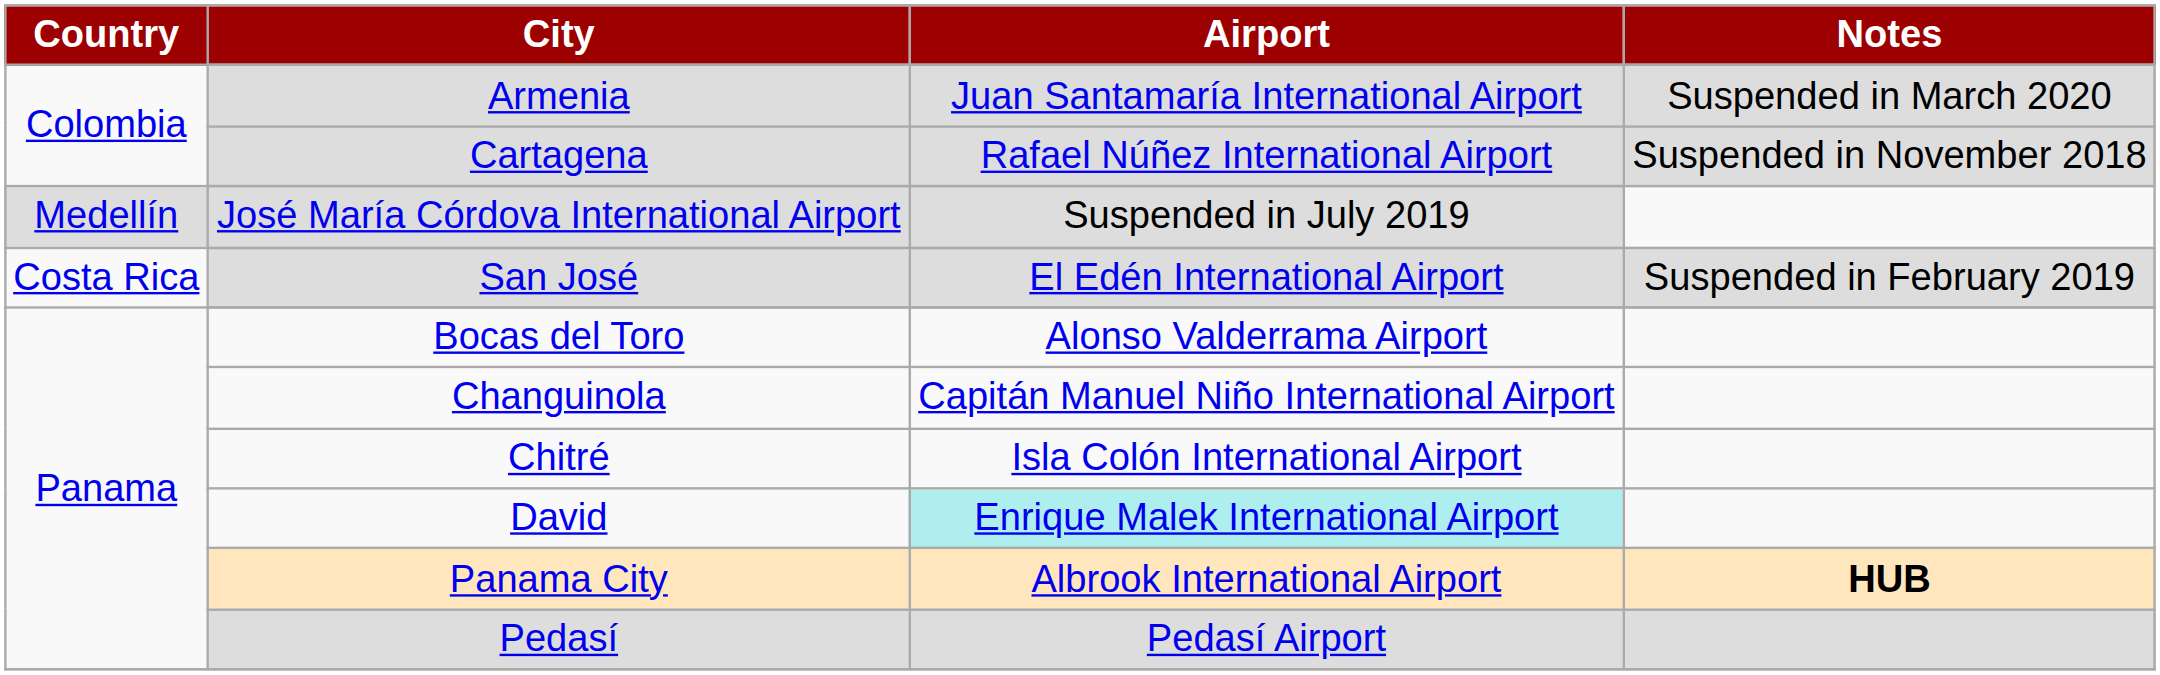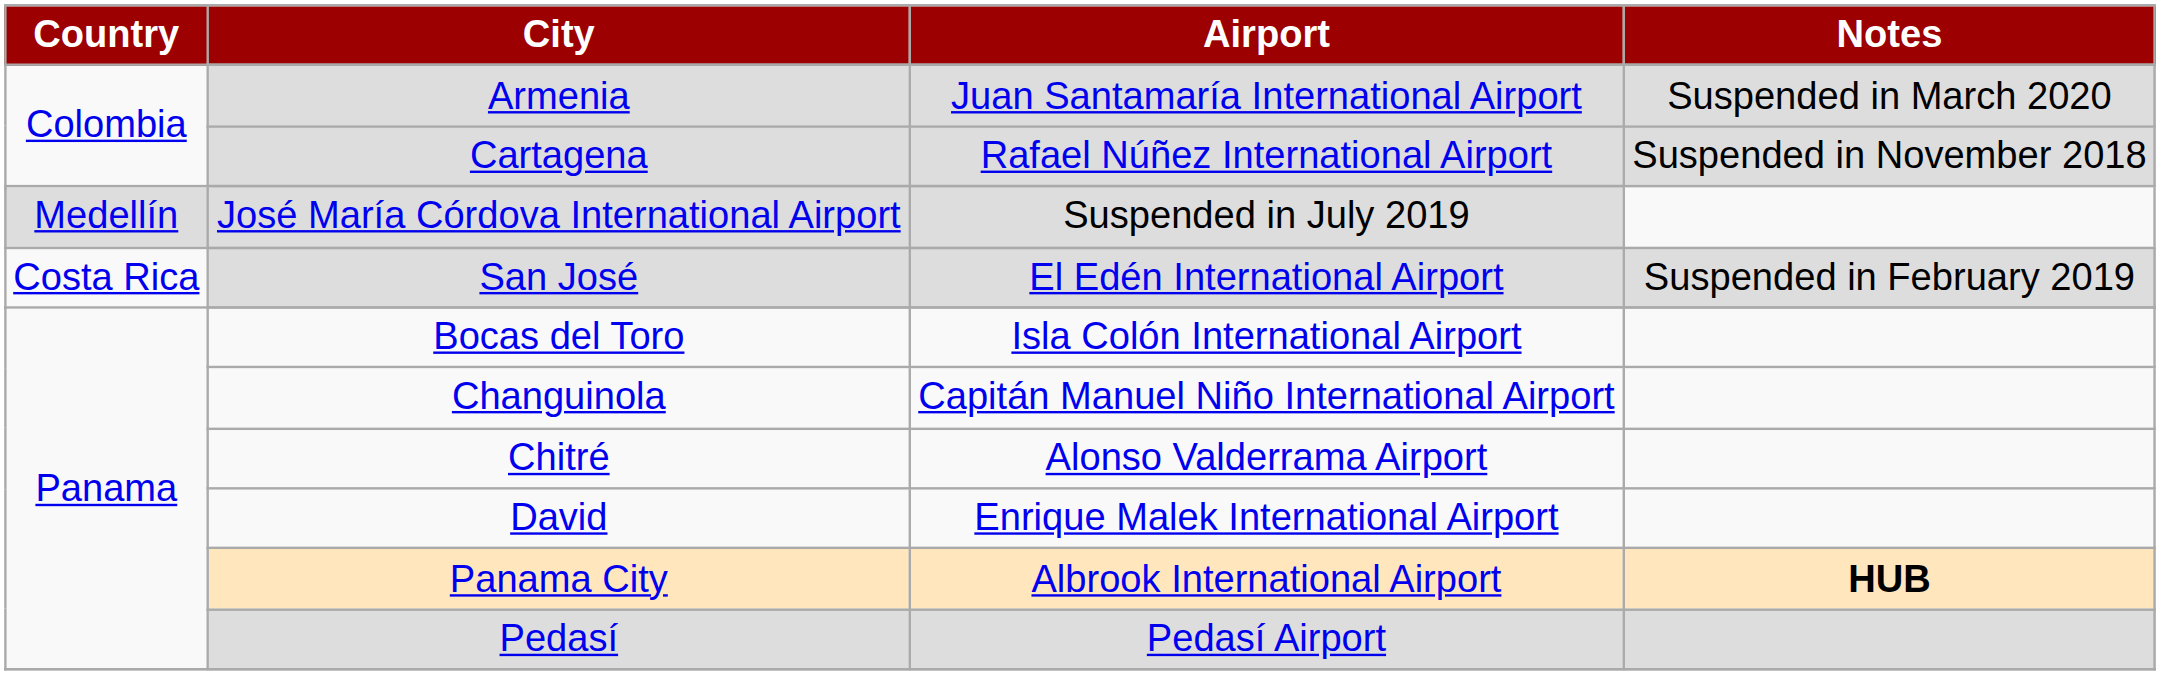(1266, 336) Alonso Valderrama Airport -> (1266, 336) Isla Colón International Airport
(1266, 457) Isla Colón International Airport -> (1266, 457) Alonso Valderrama Airport
(1266, 517) paleturquoise background -> (1266, 517) no background
